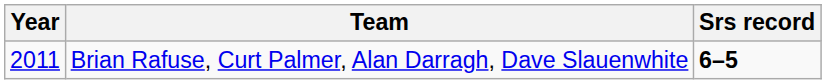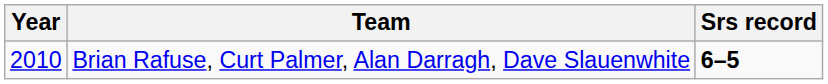(35, 59) 2011 -> (36, 59) 2010
